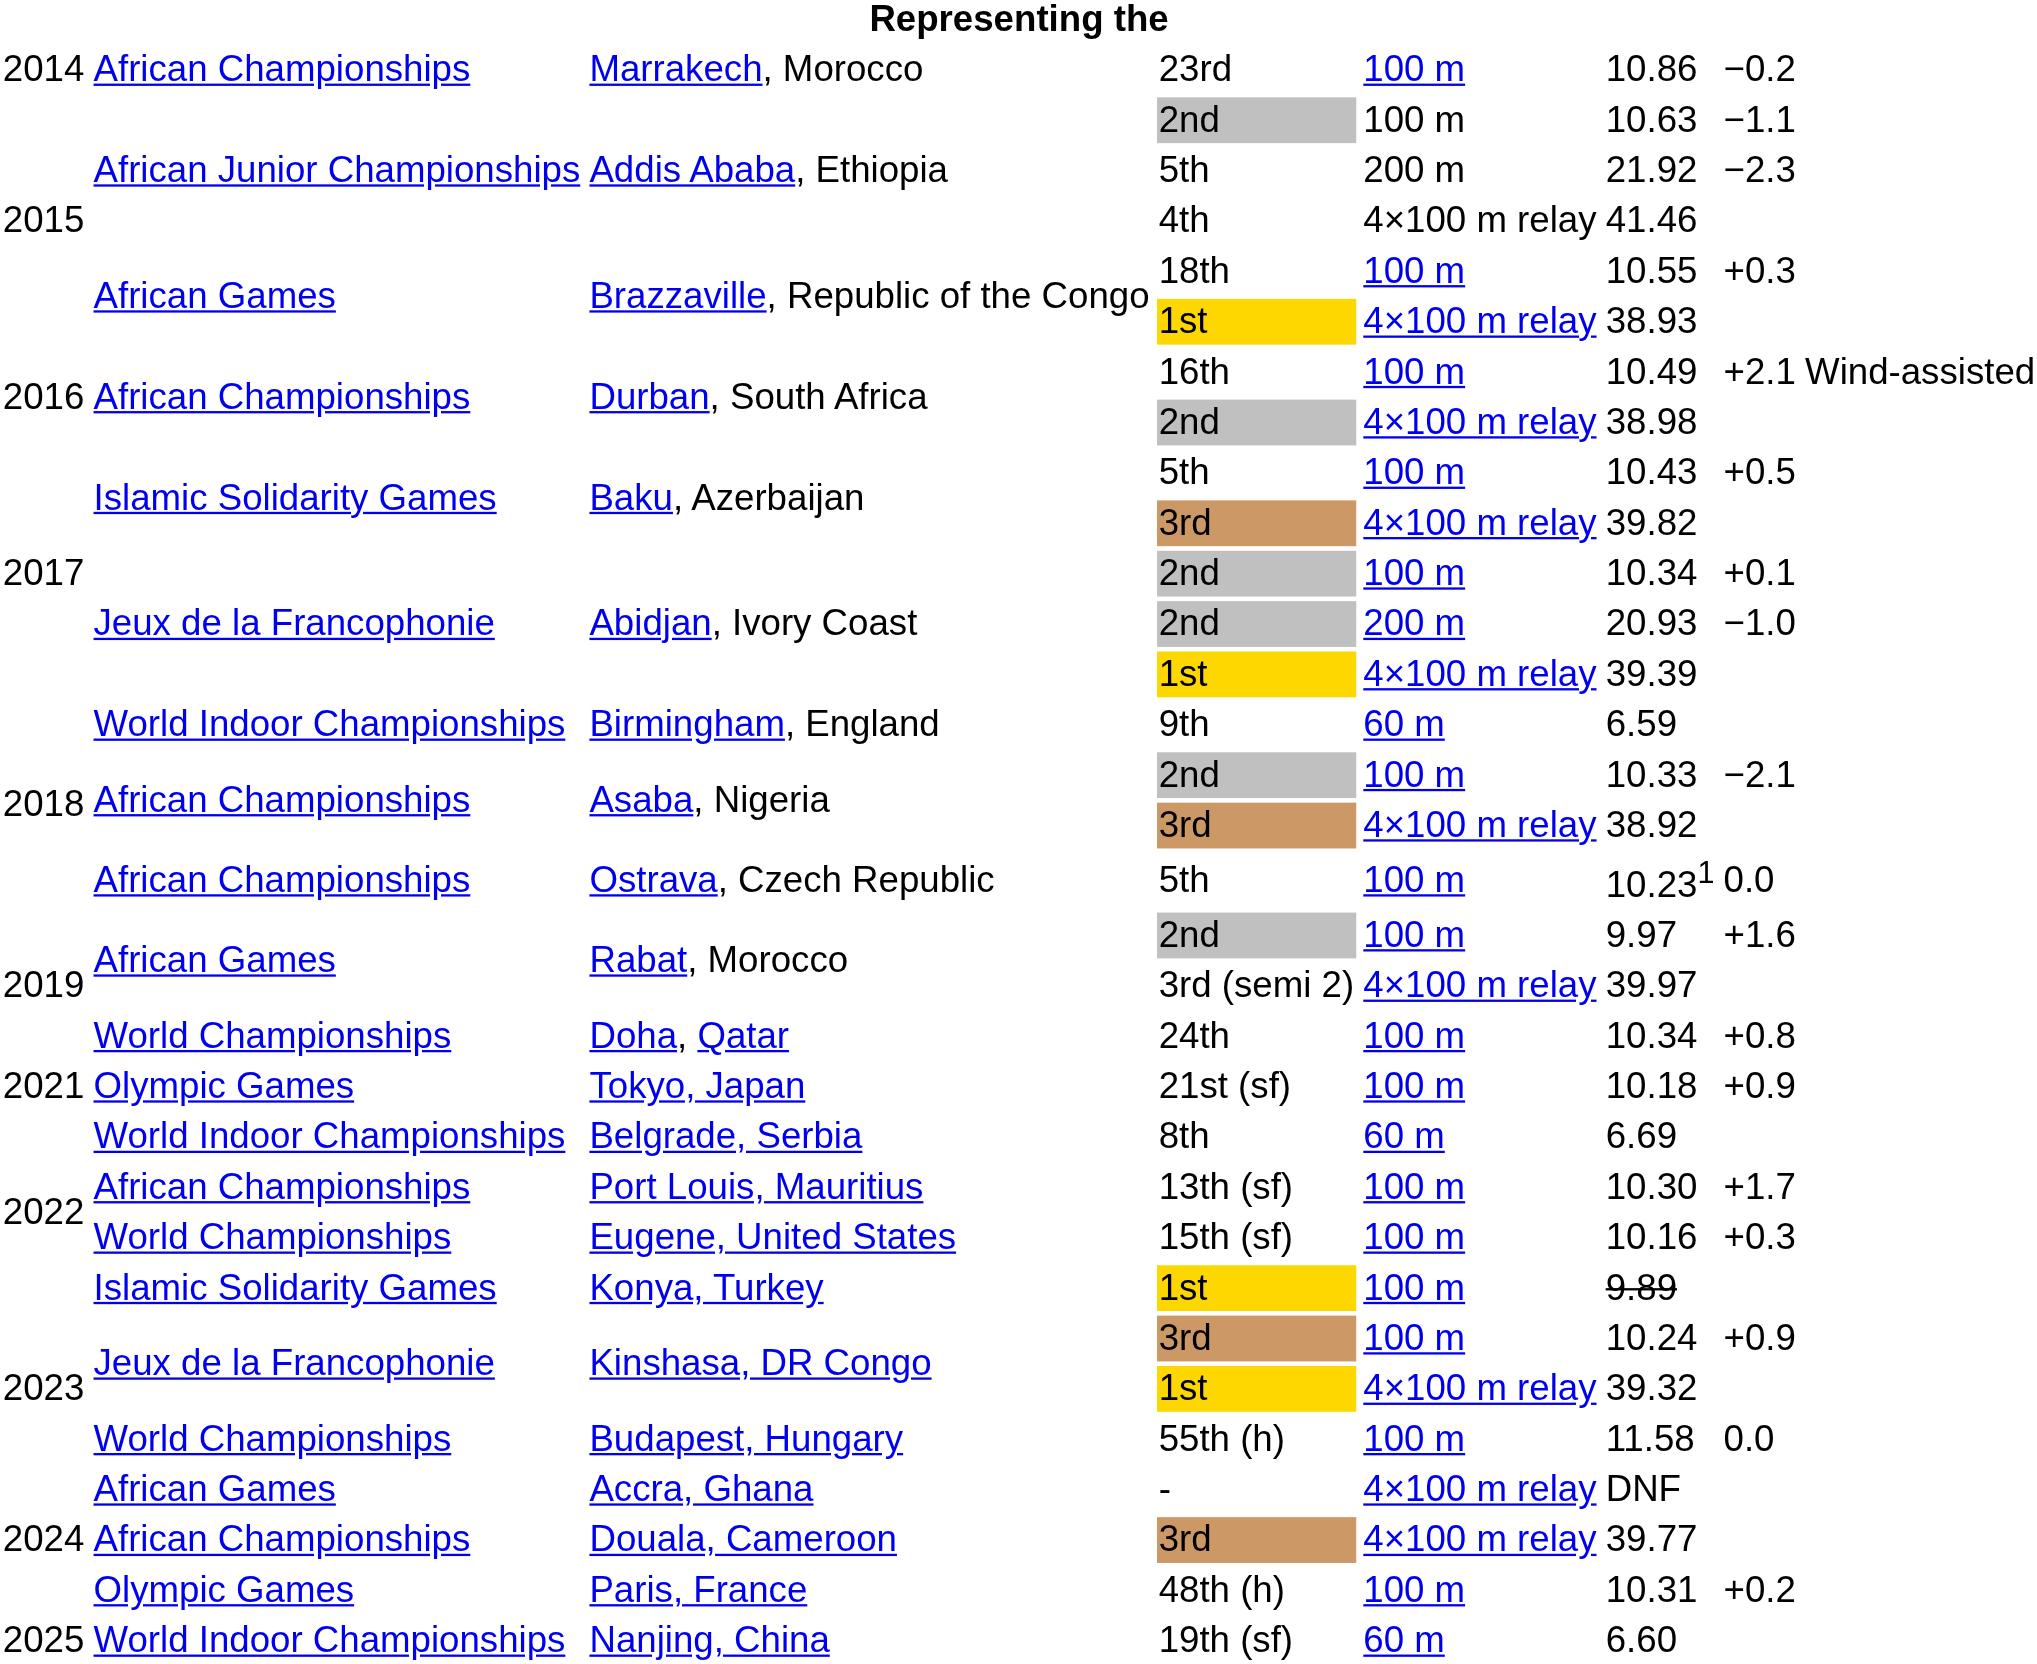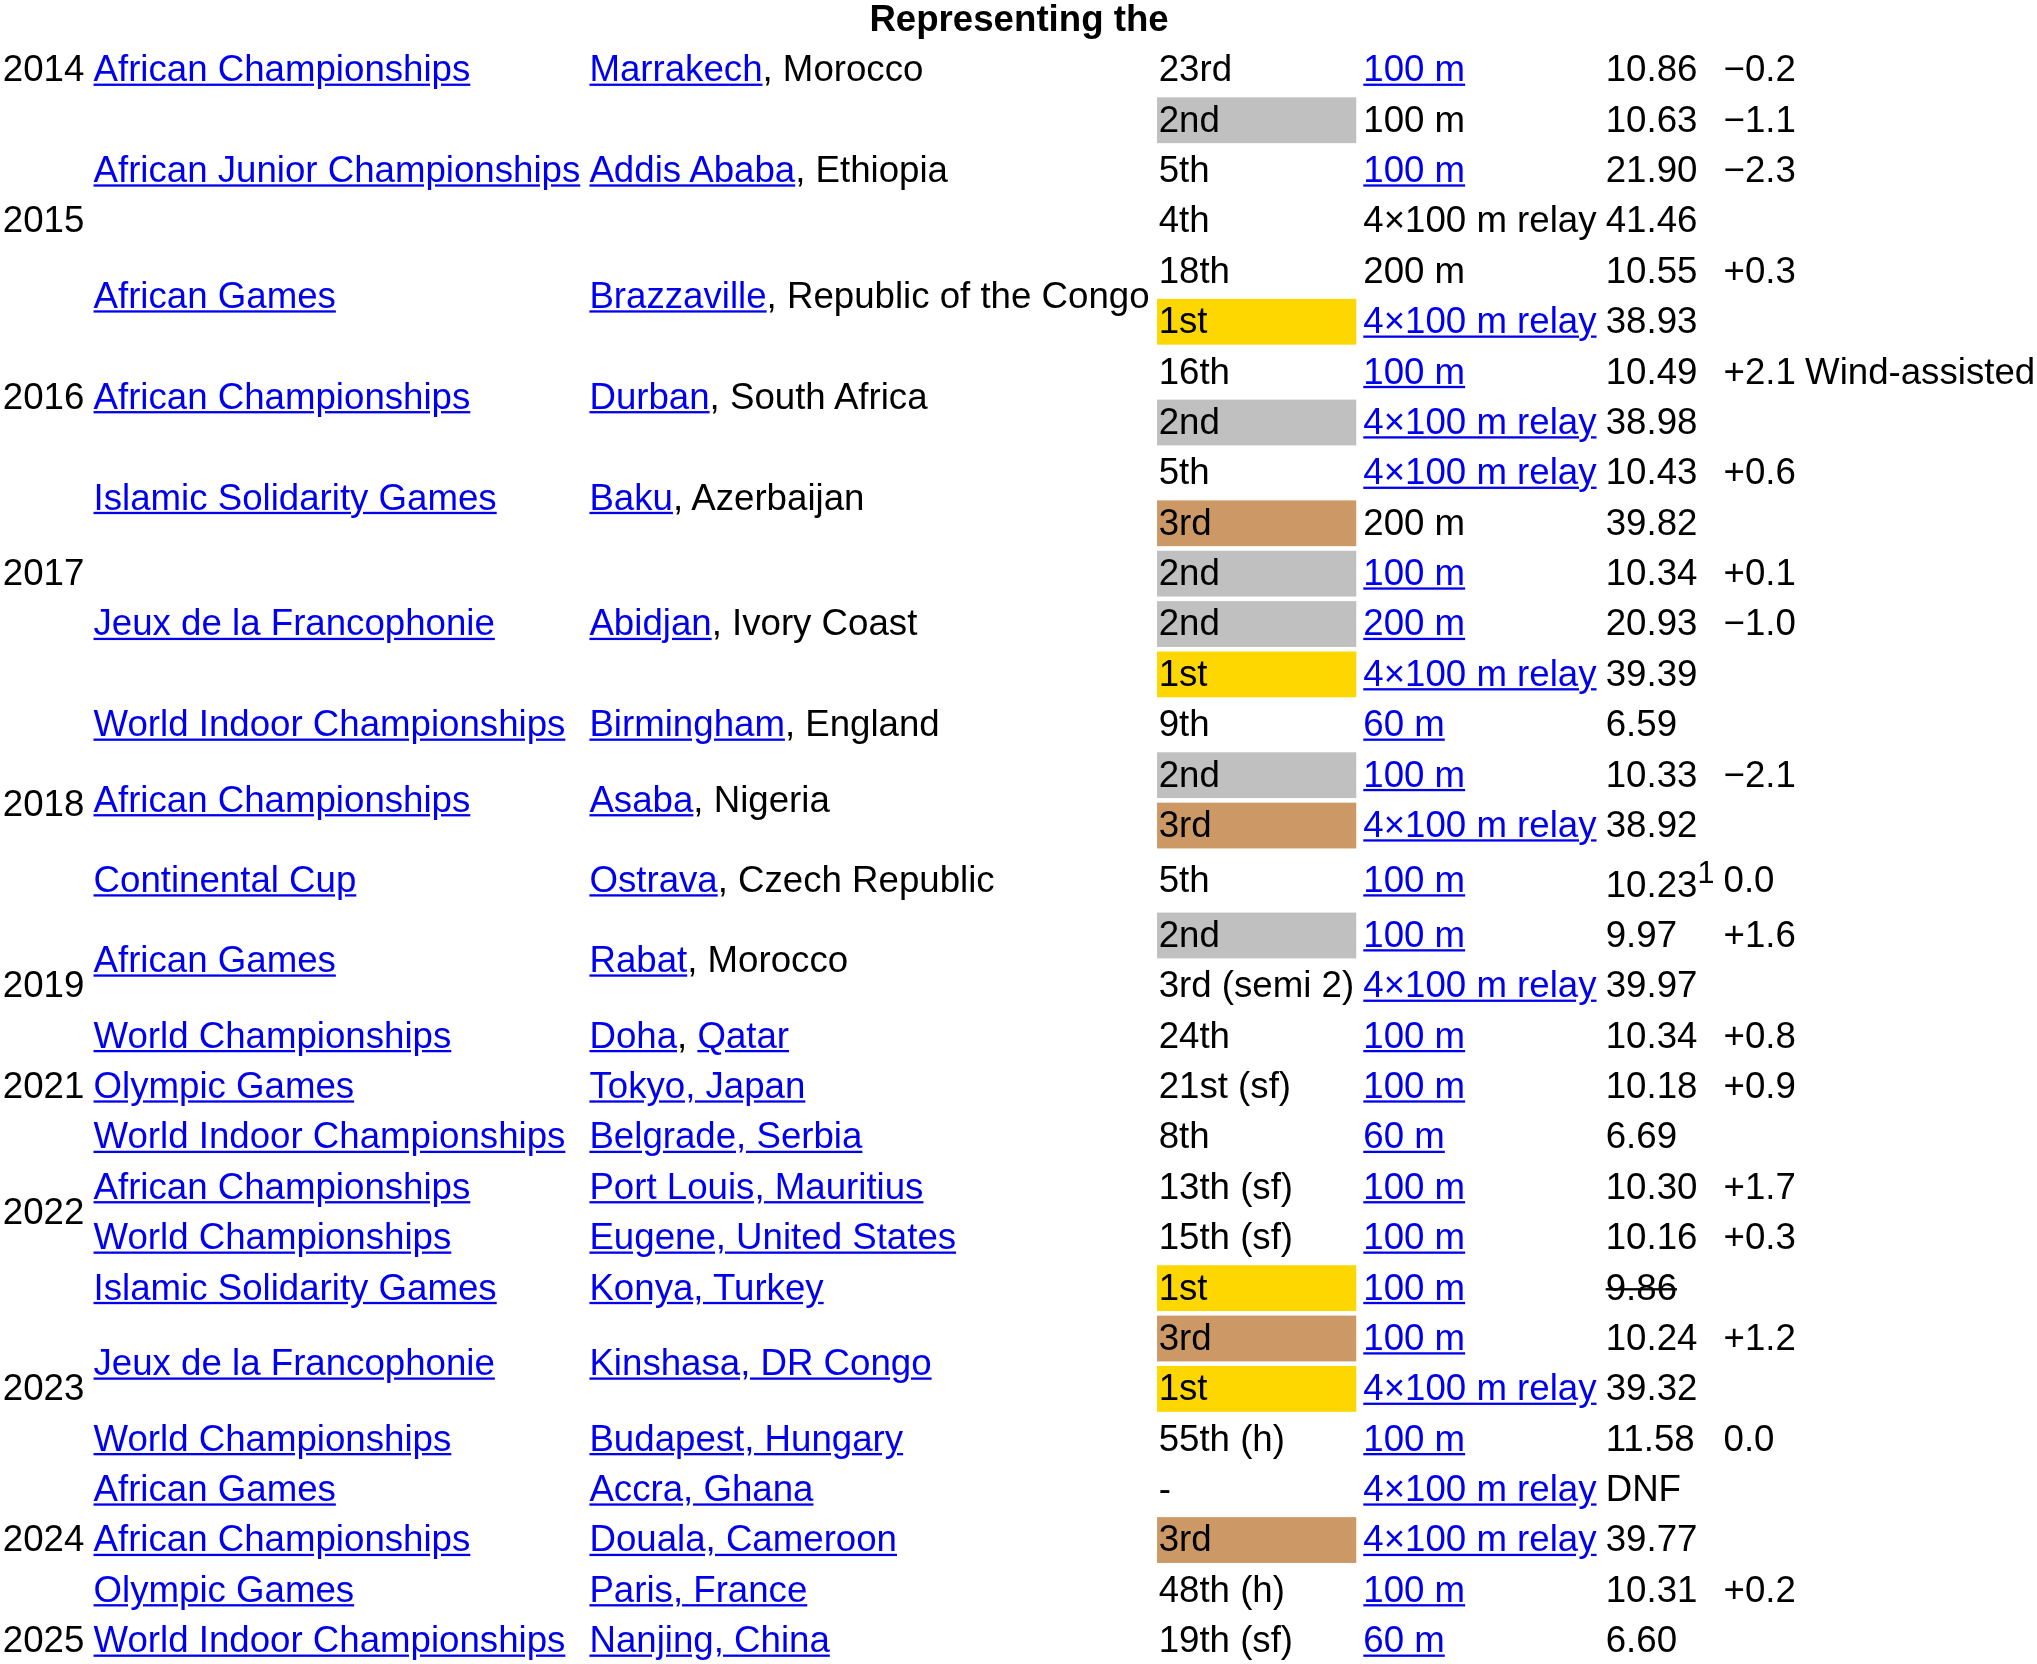(1414, 169) 200 m -> (1414, 169) 100 m
(1652, 169) 21.92 -> (1652, 169) 21.90
(1414, 270) 100 m -> (1414, 270) 200 m
(1414, 472) 100 m -> (1480, 472) 4×100 m relay
(1760, 472) +0.5 -> (1760, 472) +0.6
(1480, 522) 4×100 m relay -> (1414, 522) 200 m
(282, 880) African Championships -> (225, 880) Continental Cup
(1641, 1288) 9.89 -> (1641, 1288) 9.86
(1760, 1338) +0.9 -> (1760, 1338) +1.2
